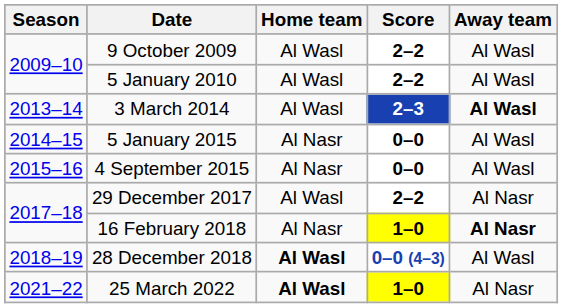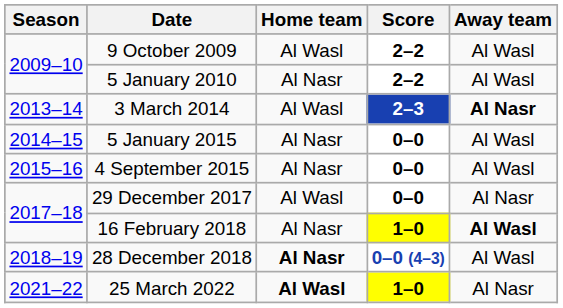(312, 79) Al Wasl -> (312, 79) Al Nasr
(503, 109) Al Wasl -> (503, 109) Al Nasr
(408, 198) 2–2 -> (408, 198) 0–0
(503, 228) Al Nasr -> (503, 228) Al Wasl
(312, 257) Al Wasl -> (312, 257) Al Nasr
